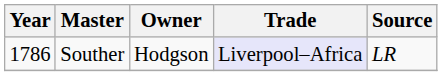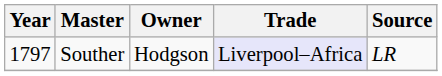(30, 53) 1786 -> (30, 53) 1797
